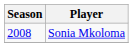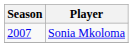(19, 33) 2008 -> (19, 33) 2007
